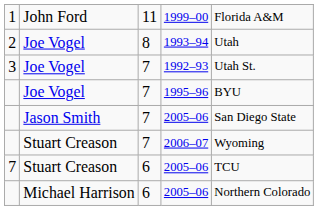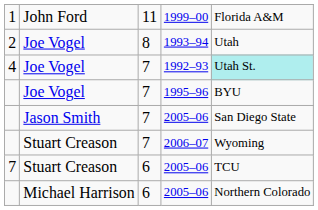(12, 67) 3 -> (12, 67) 4
(235, 67) no background -> (235, 67) paleturquoise background
